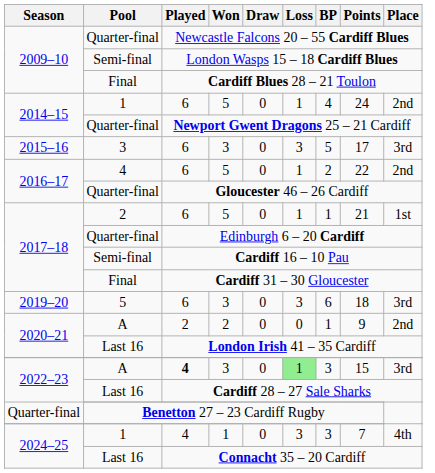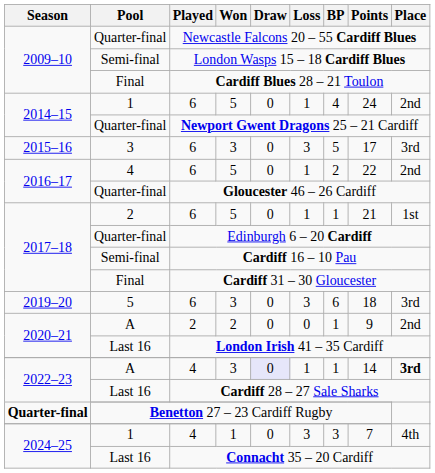(185, 368) bold -> (193, 368) normal
(263, 368) no background -> (270, 368) lavender background
(299, 368) lightgreen background -> (307, 368) no background
(328, 368) 3 -> (336, 368) 1
(362, 368) 15 -> (370, 368) 14
(403, 368) normal -> (410, 368) bold
(44, 412) normal -> (48, 412) bold
